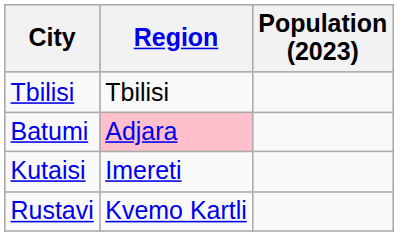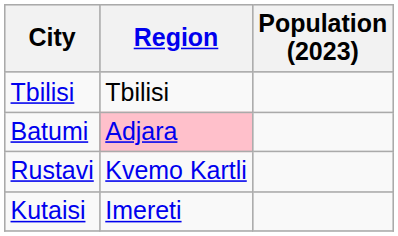rows swapped: (52, 210) <-> (48, 171)
